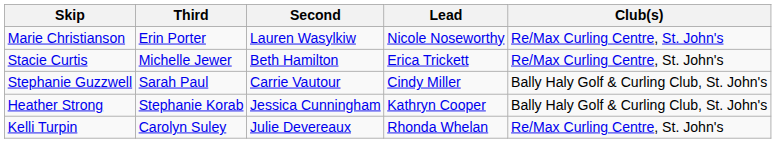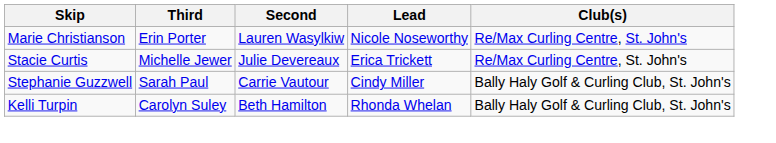(294, 60) Beth Hamilton -> (289, 60) Julie Devereaux
- row: (55, 104)
(300, 127) Julie Devereaux -> (282, 104) Beth Hamilton
(617, 127) Re/Max Curling Centre, St. John's -> (603, 104) Bally Haly Golf & Curling Club, St. John's
